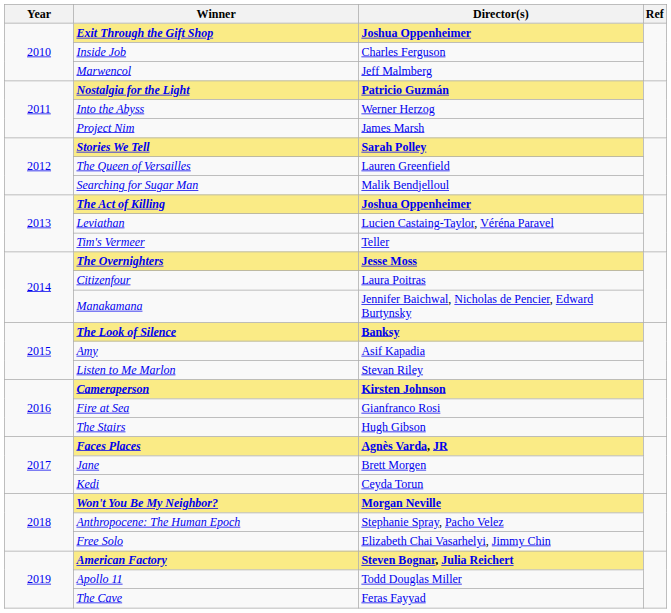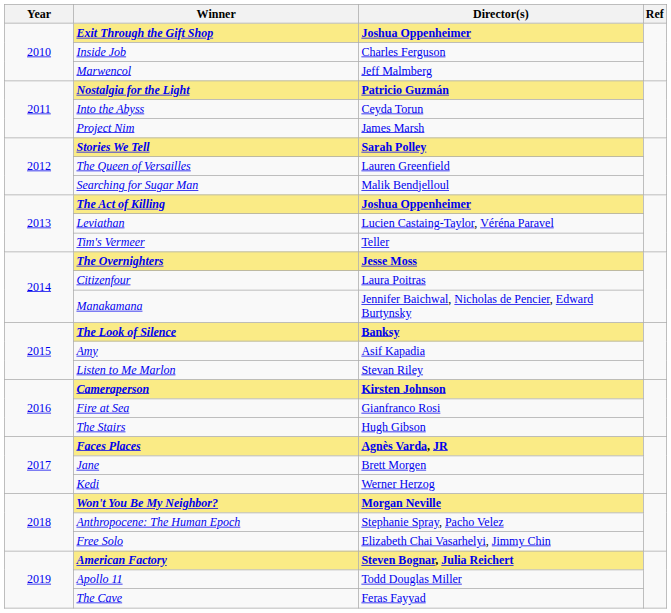(398, 109) Werner Herzog -> (392, 109) Ceyda Torun
(392, 484) Ceyda Torun -> (398, 484) Werner Herzog
